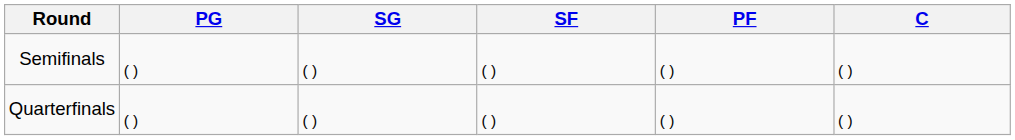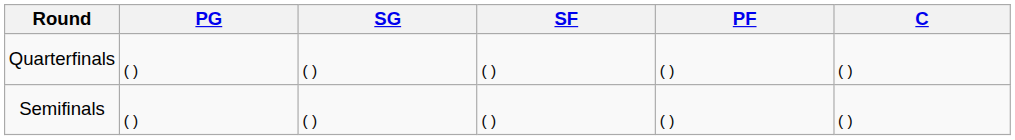rows swapped: (62, 109) <-> (62, 59)
